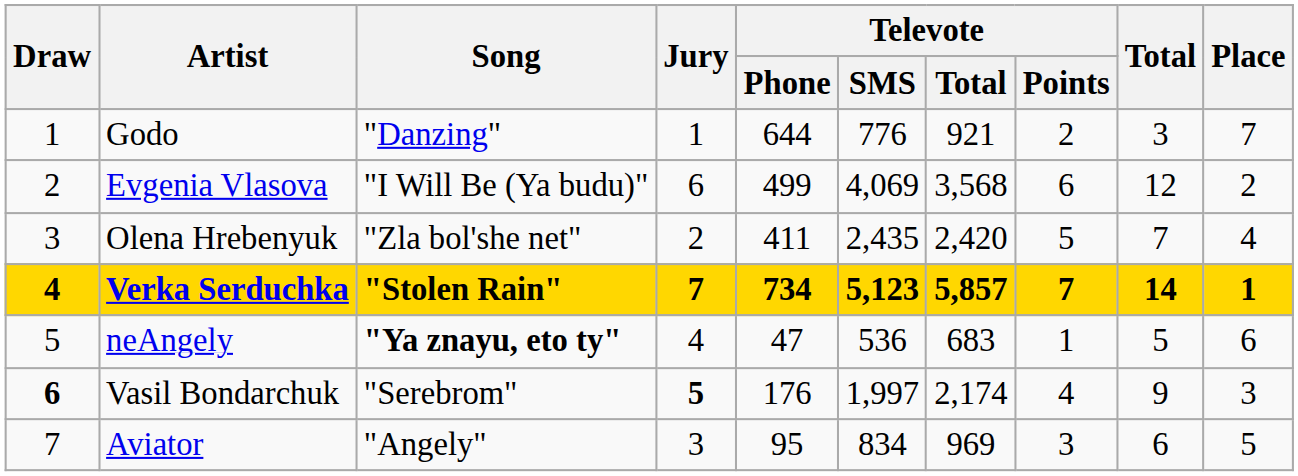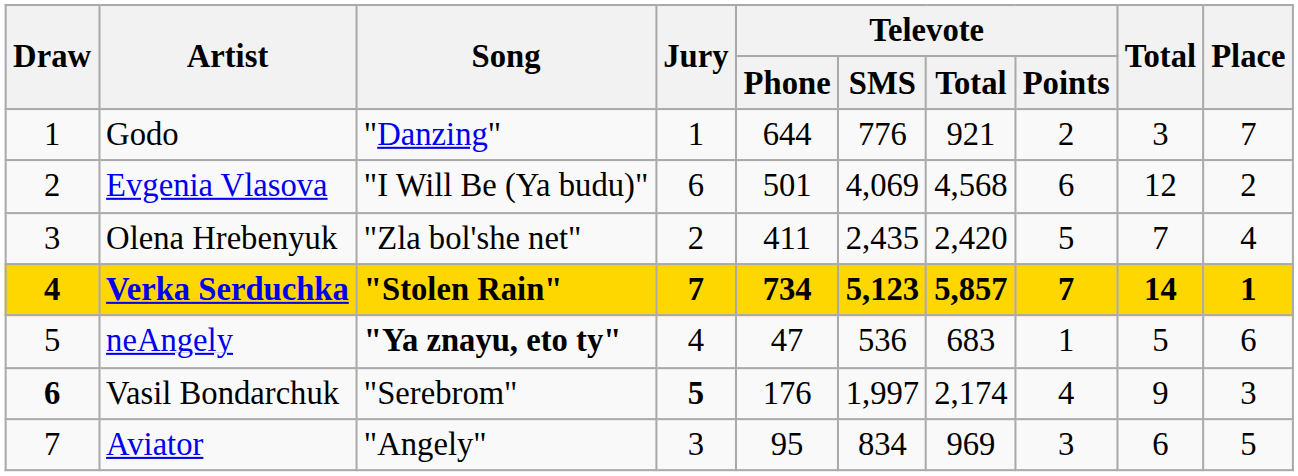(787, 185) 499 -> (787, 185) 501
(971, 185) 3,568 -> (971, 185) 4,568
